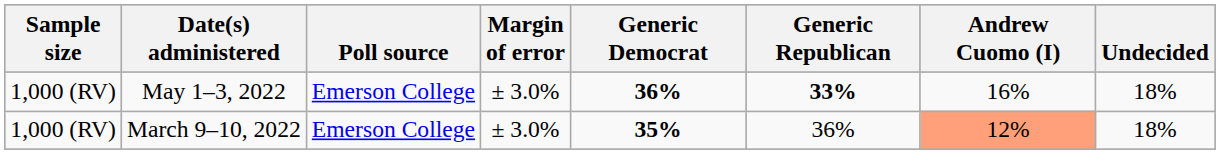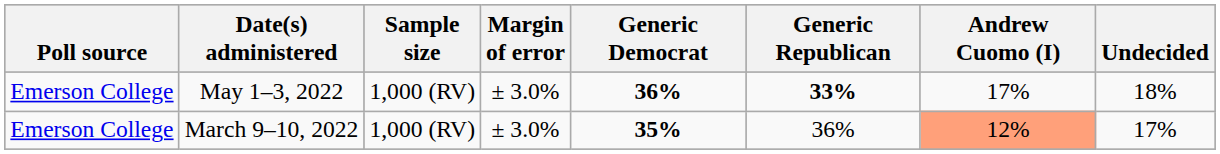columns swapped: (393, 52) <-> (63, 38)
(1008, 91) 16% -> (1008, 91) 17%
(1155, 130) 18% -> (1155, 130) 17%
